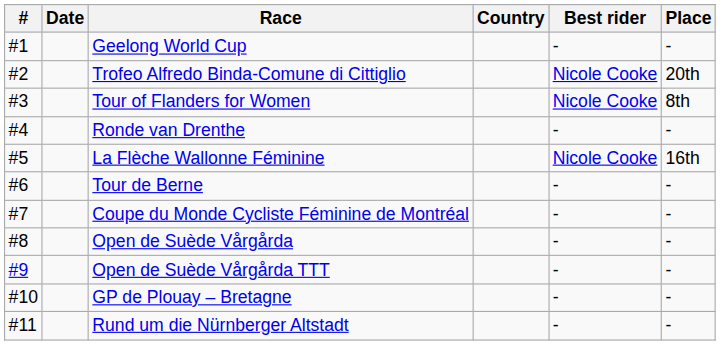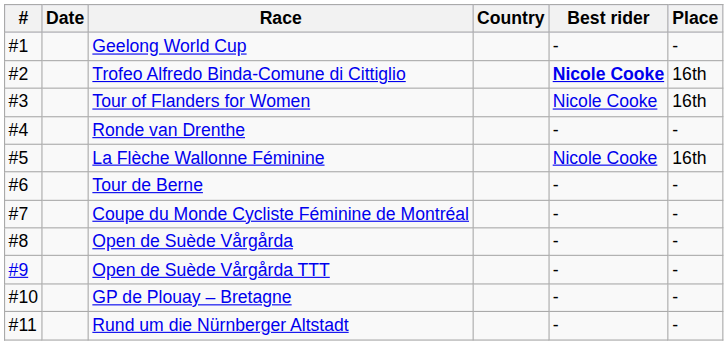(605, 74) normal -> (608, 74) bold
(683, 74) 20th -> (689, 74) 16th
(678, 102) 8th -> (689, 102) 16th
